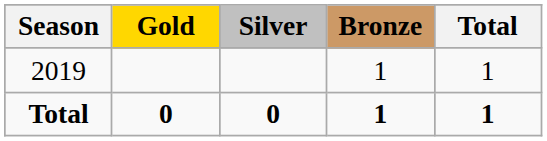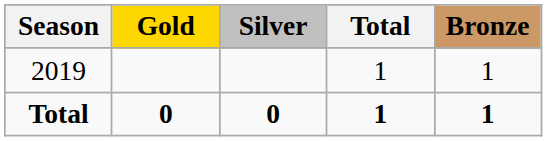columns swapped: (380, 26) <-> (488, 26)
